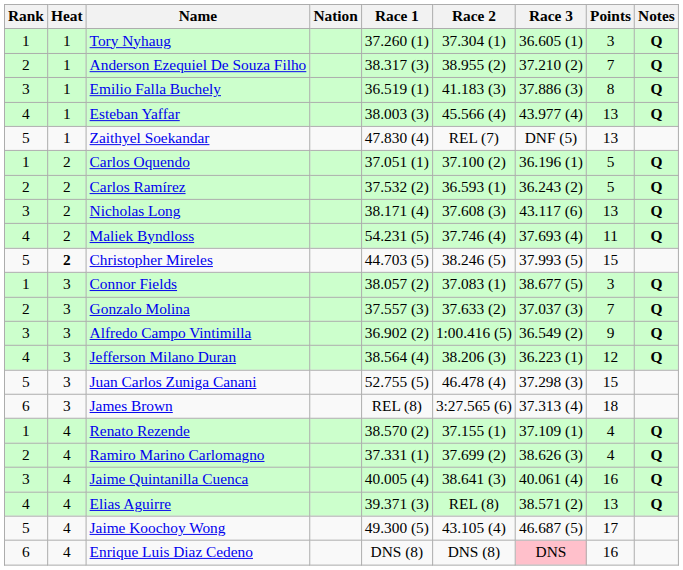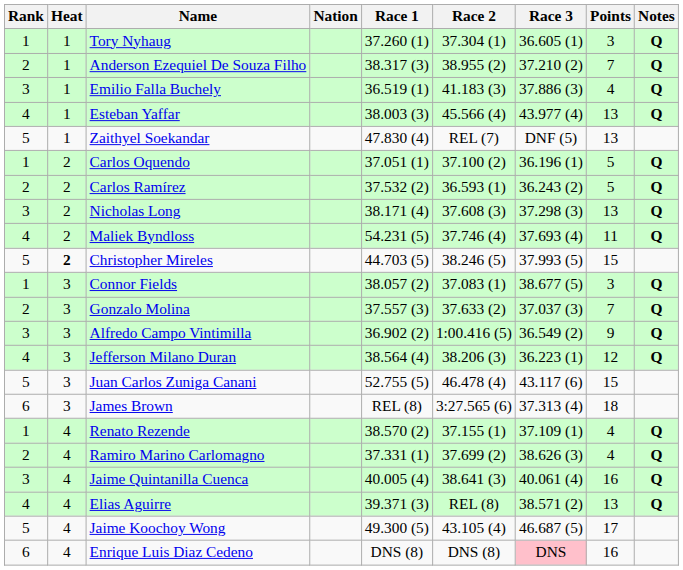(610, 89) 8 -> (610, 89) 4
(551, 211) 43.117 (6) -> (551, 211) 37.298 (3)
(551, 382) 37.298 (3) -> (551, 382) 43.117 (6)
